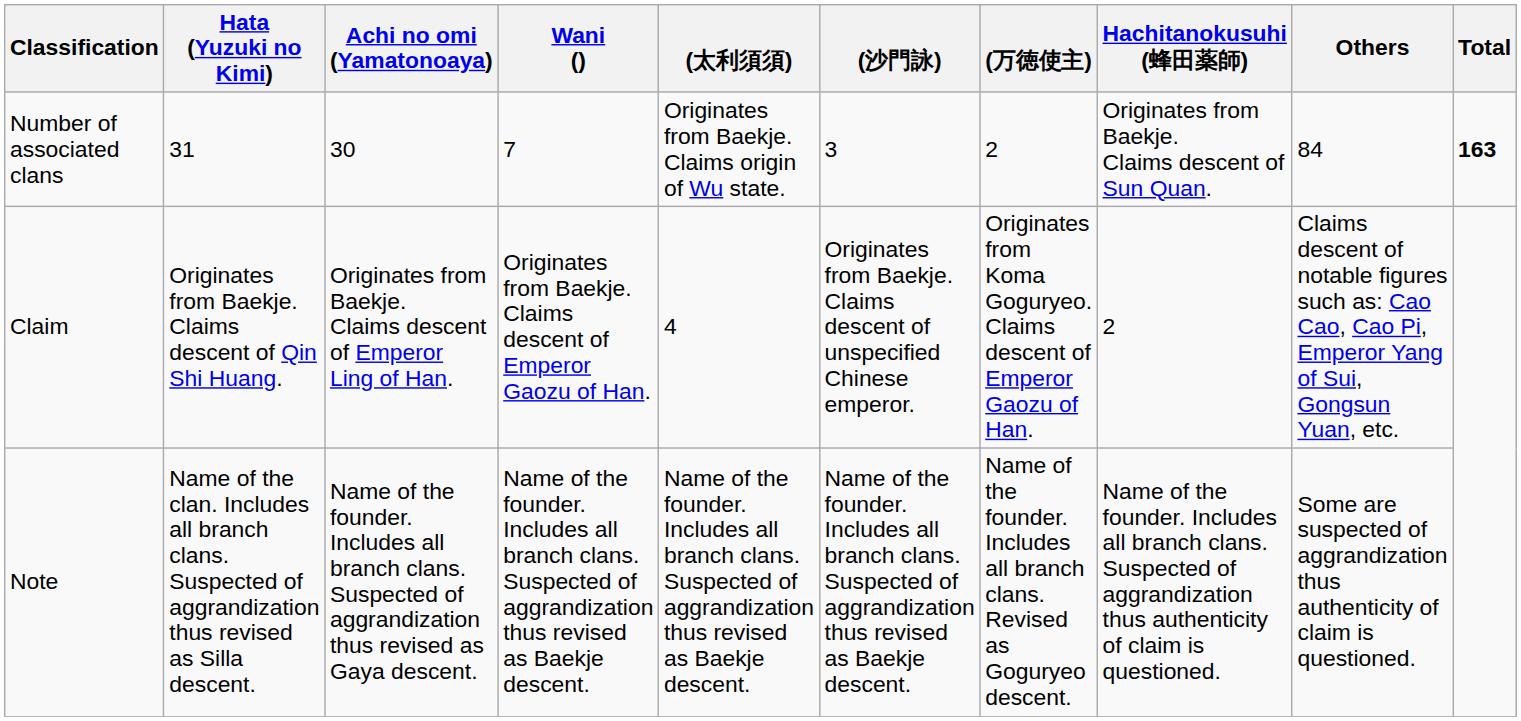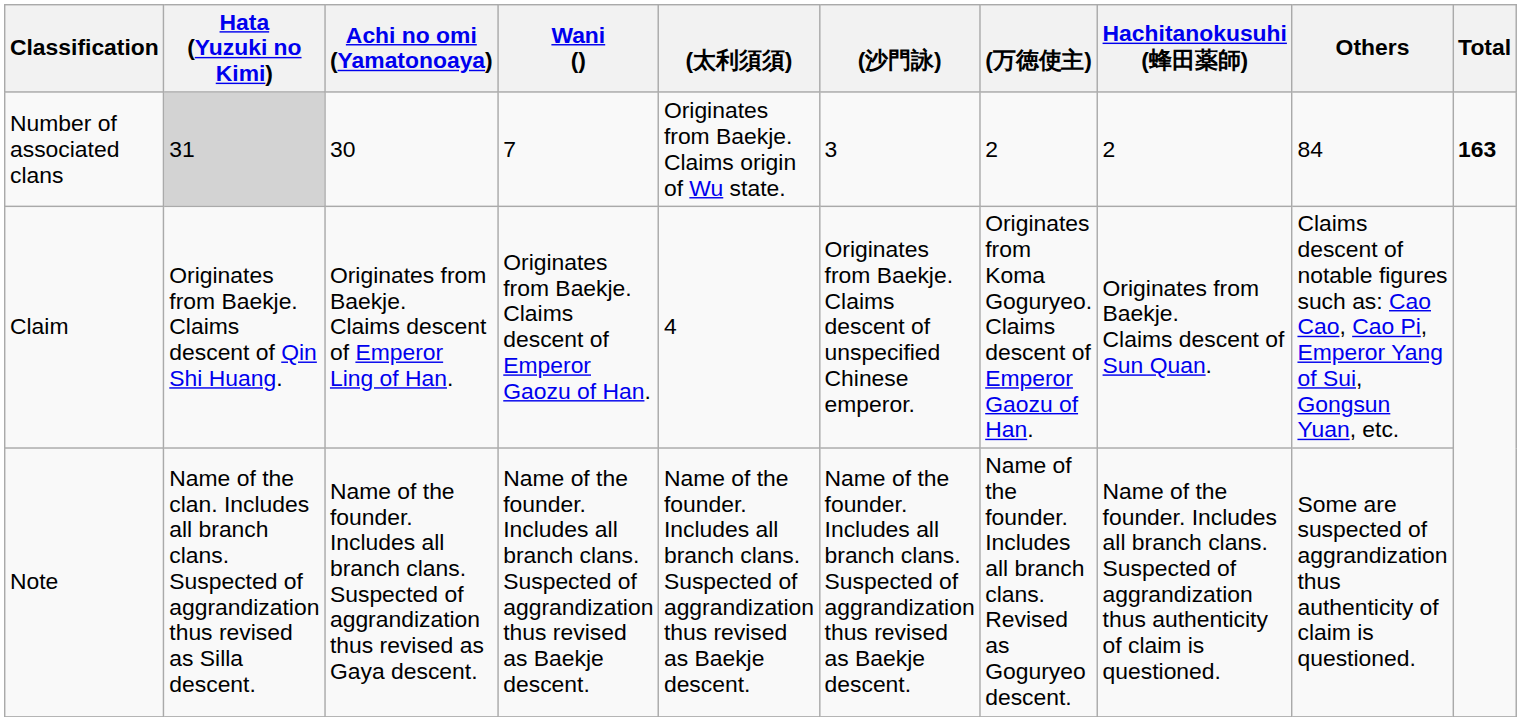(182, 149) no background -> (182, 149) lightgrey background
(1194, 149) Originates from Baekje. Claims descent of Sun Quan. -> (1109, 149) 2
(1109, 326) 2 -> (1194, 326) Originates from Baekje. Claims descent of Sun Quan.
